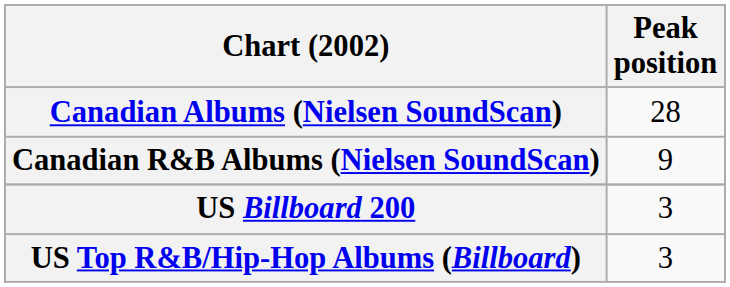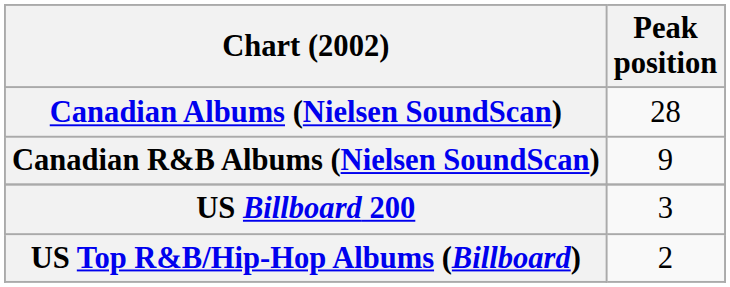(665, 256) 3 -> (665, 256) 2
